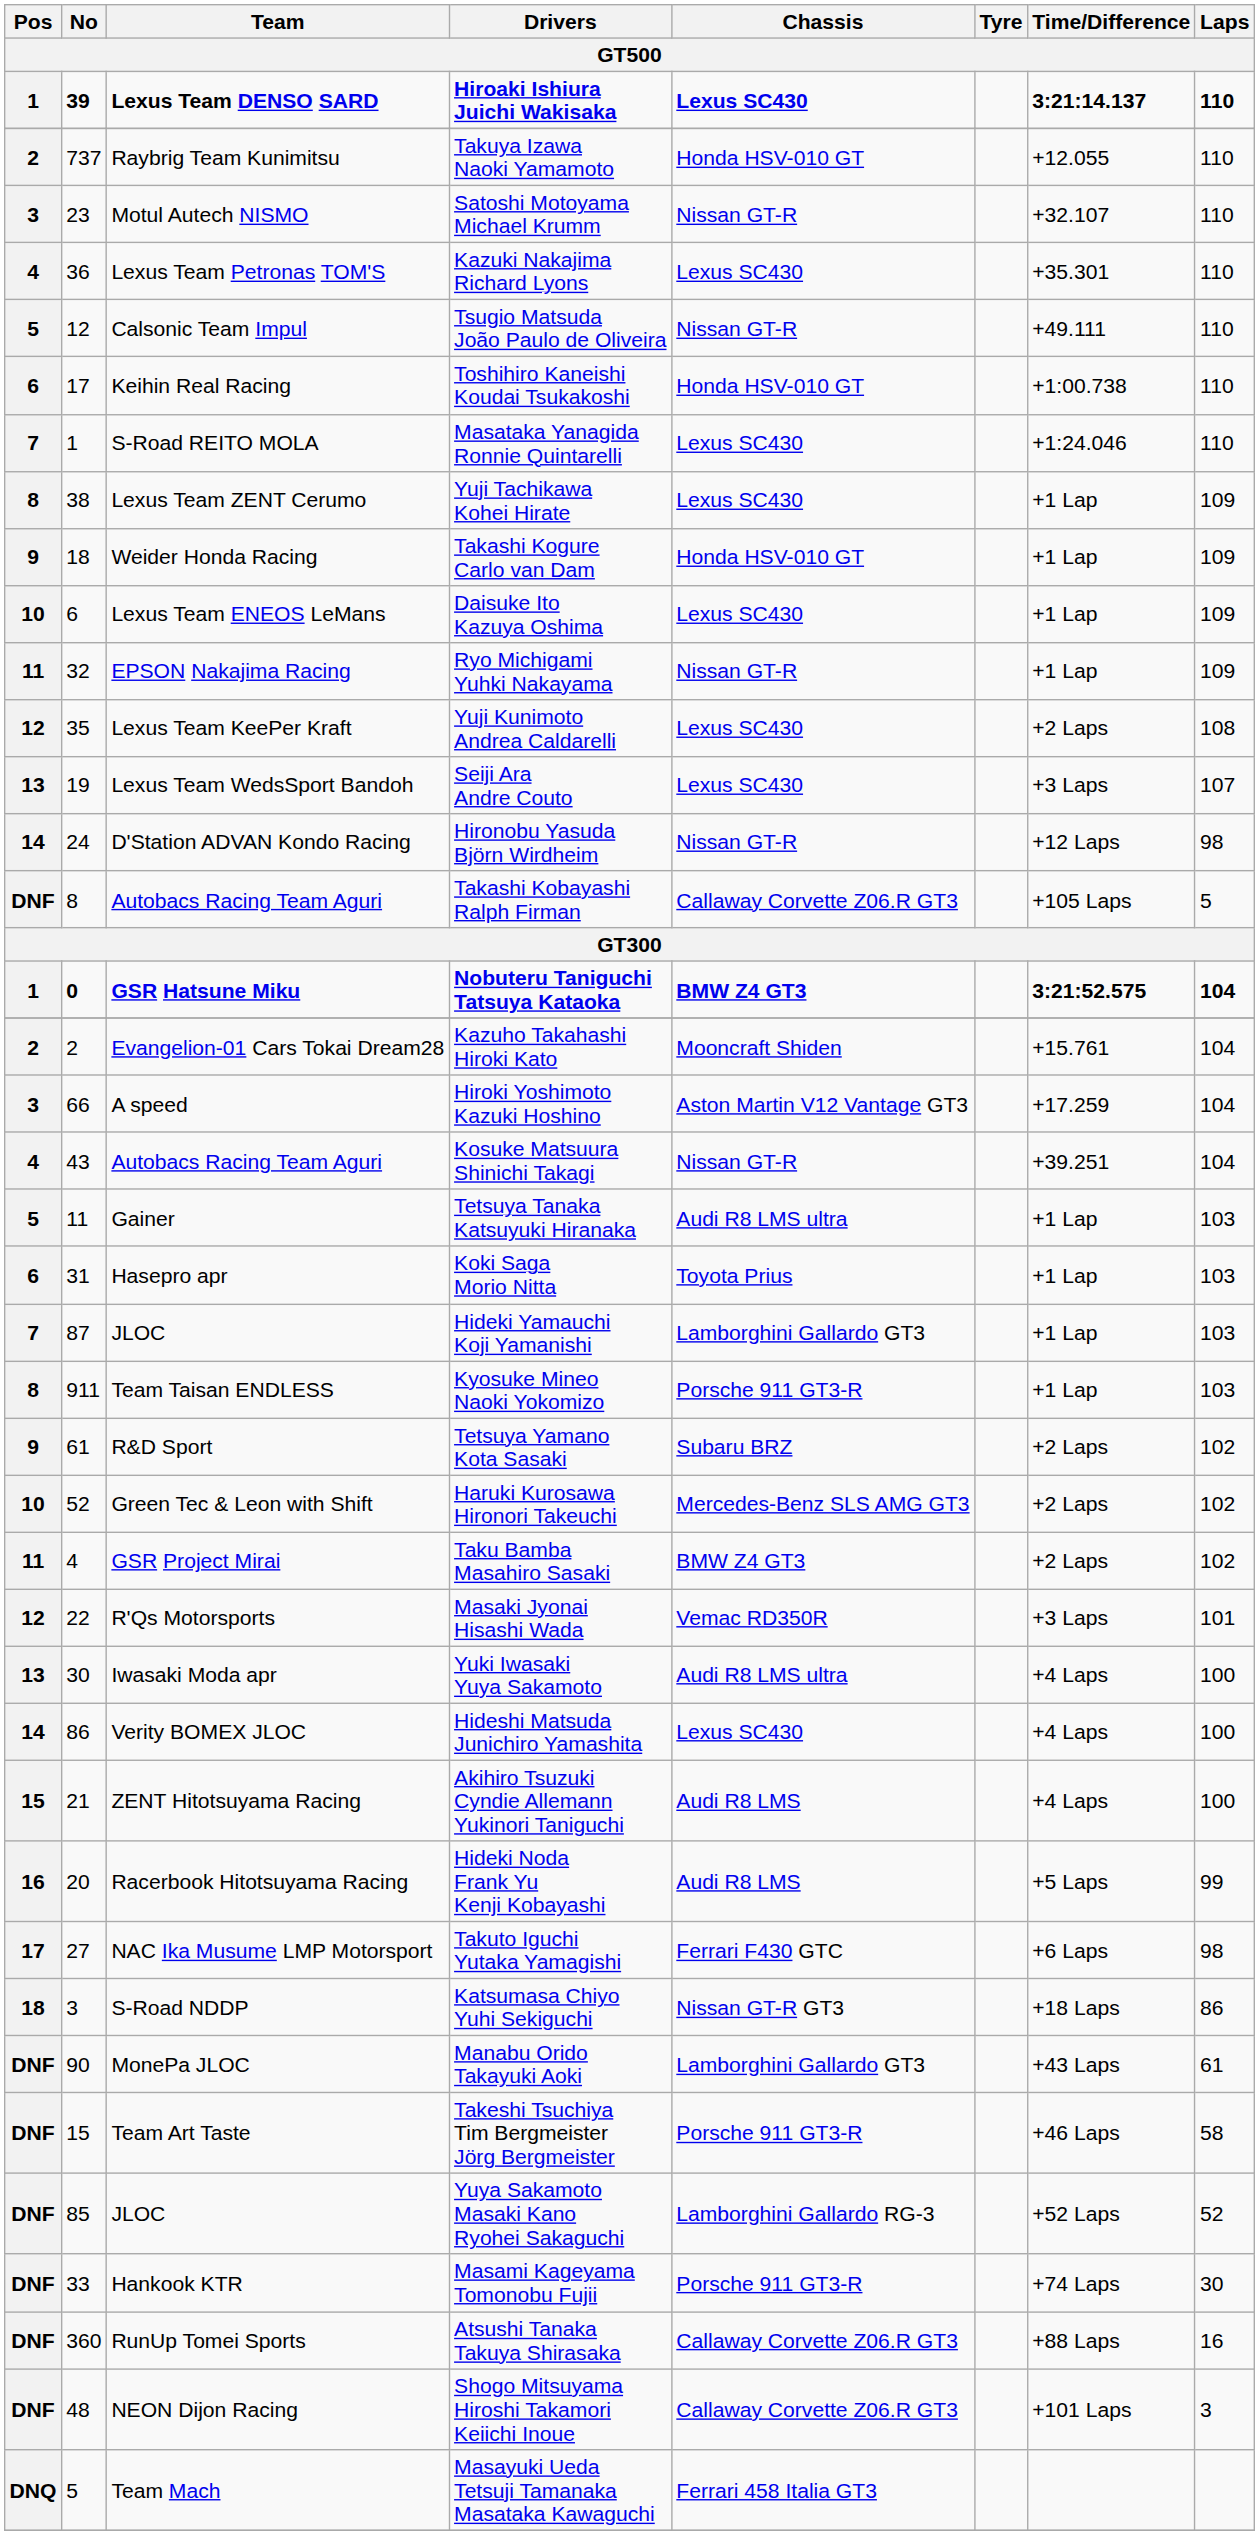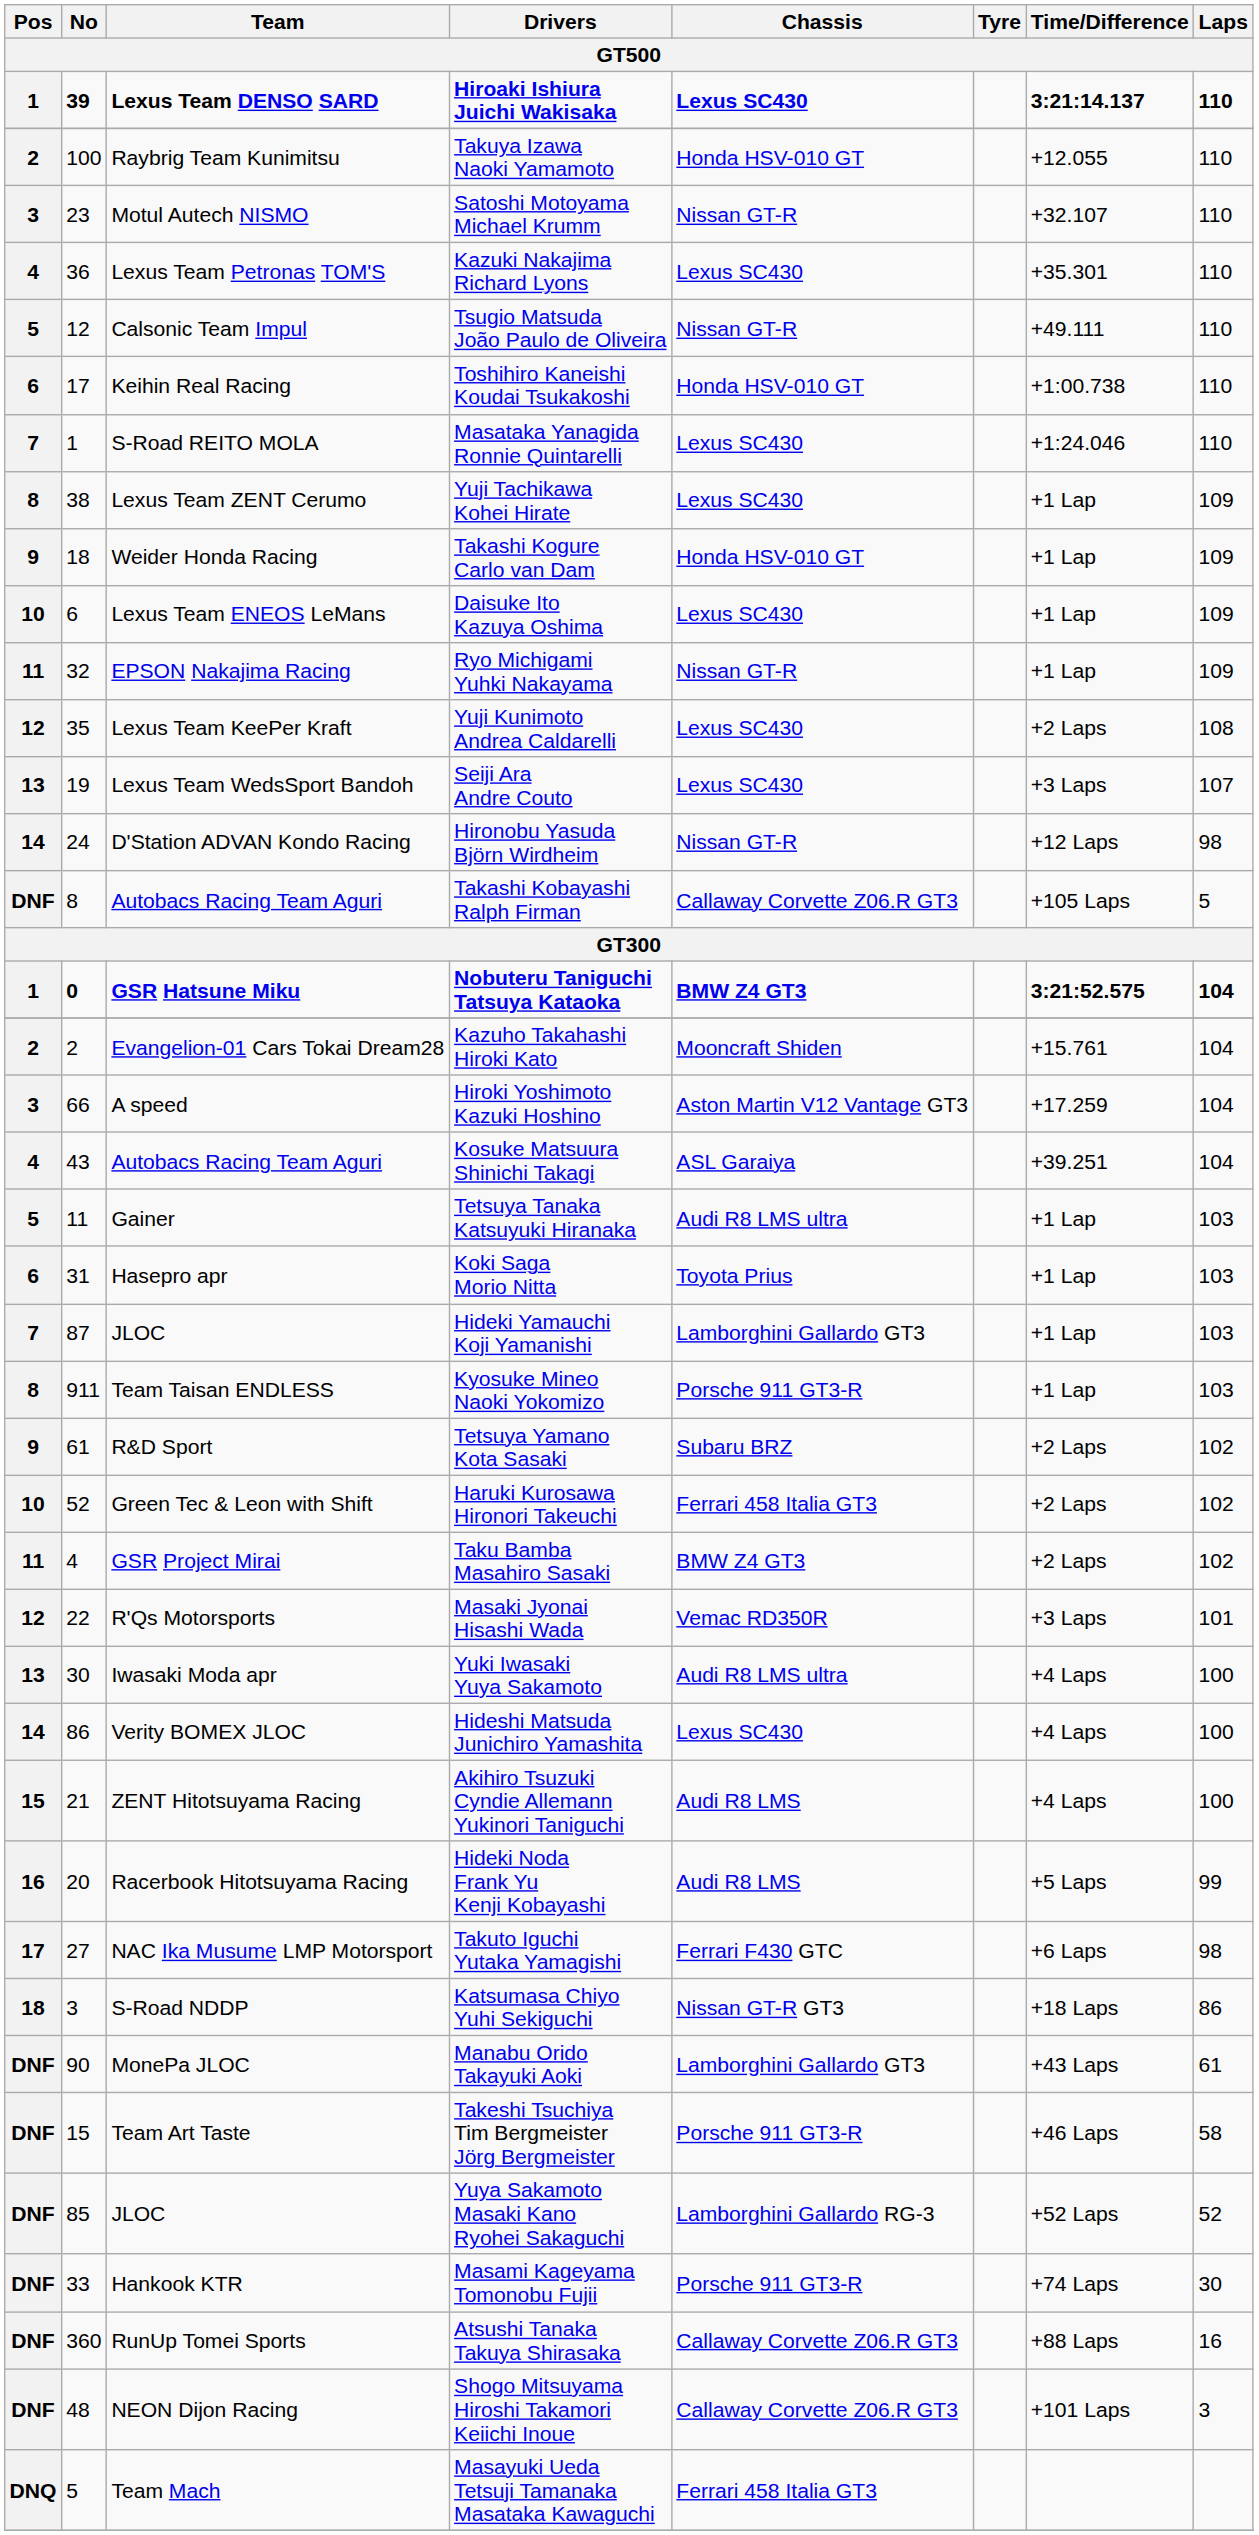(84, 157) 737 -> (84, 157) 100
(737, 1161) Nissan GT-R -> (736, 1161) ASL Garaiya
(823, 1504) Mercedes-Benz SLS AMG GT3 -> (777, 1504) Ferrari 458 Italia GT3
